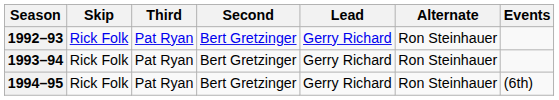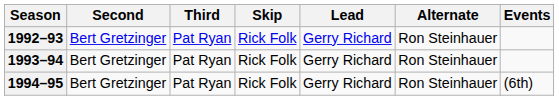columns swapped: (99, 15) <-> (248, 15)
